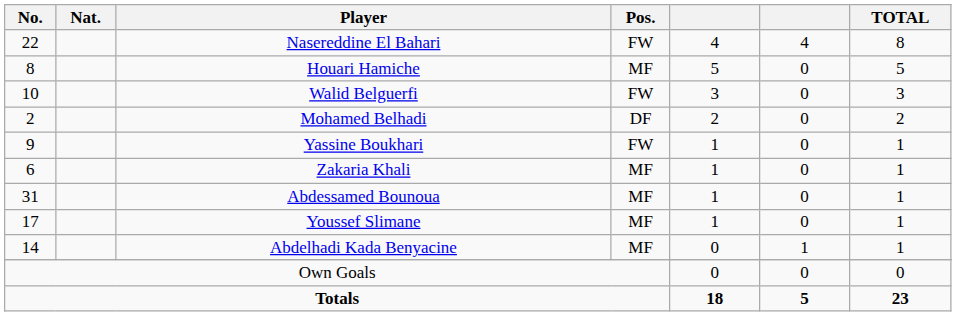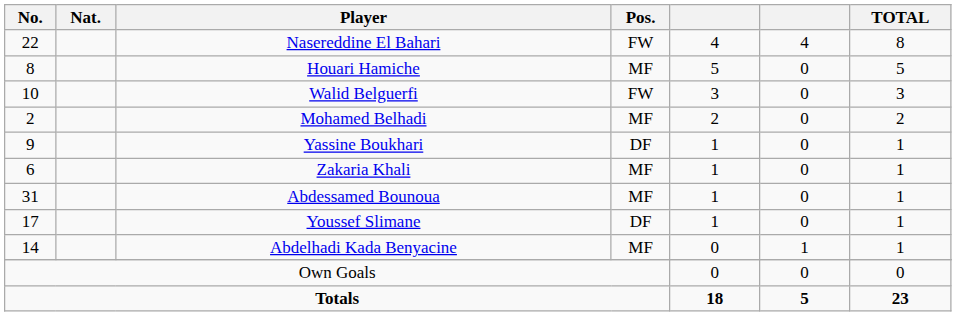(641, 119) DF -> (641, 119) MF
(641, 144) FW -> (641, 144) DF
(641, 221) MF -> (641, 221) DF
